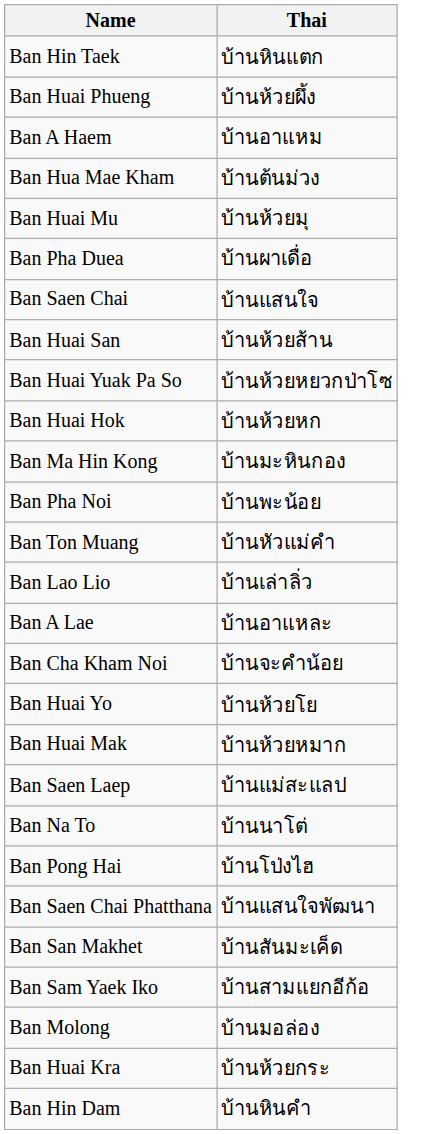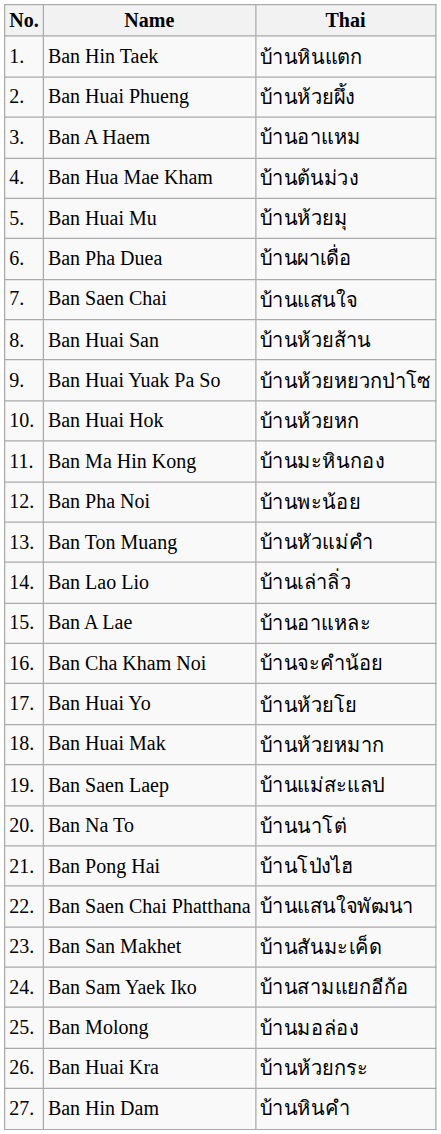+ column: (24, 20)
